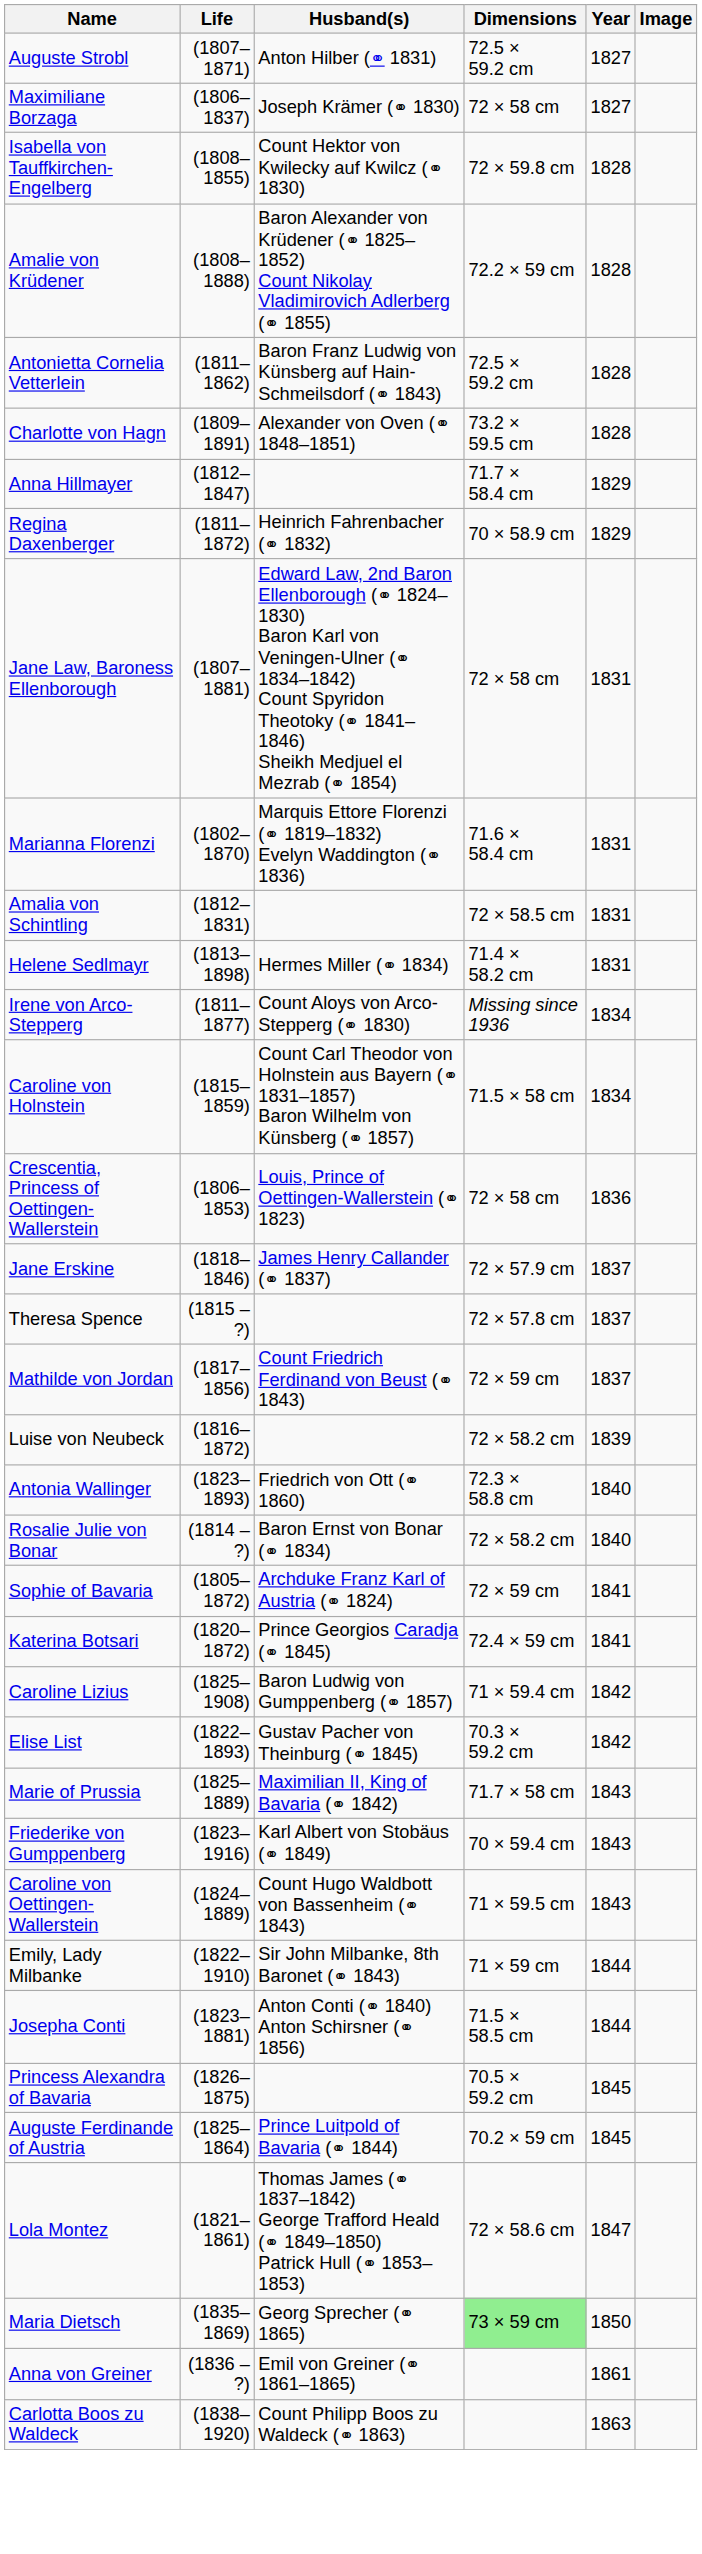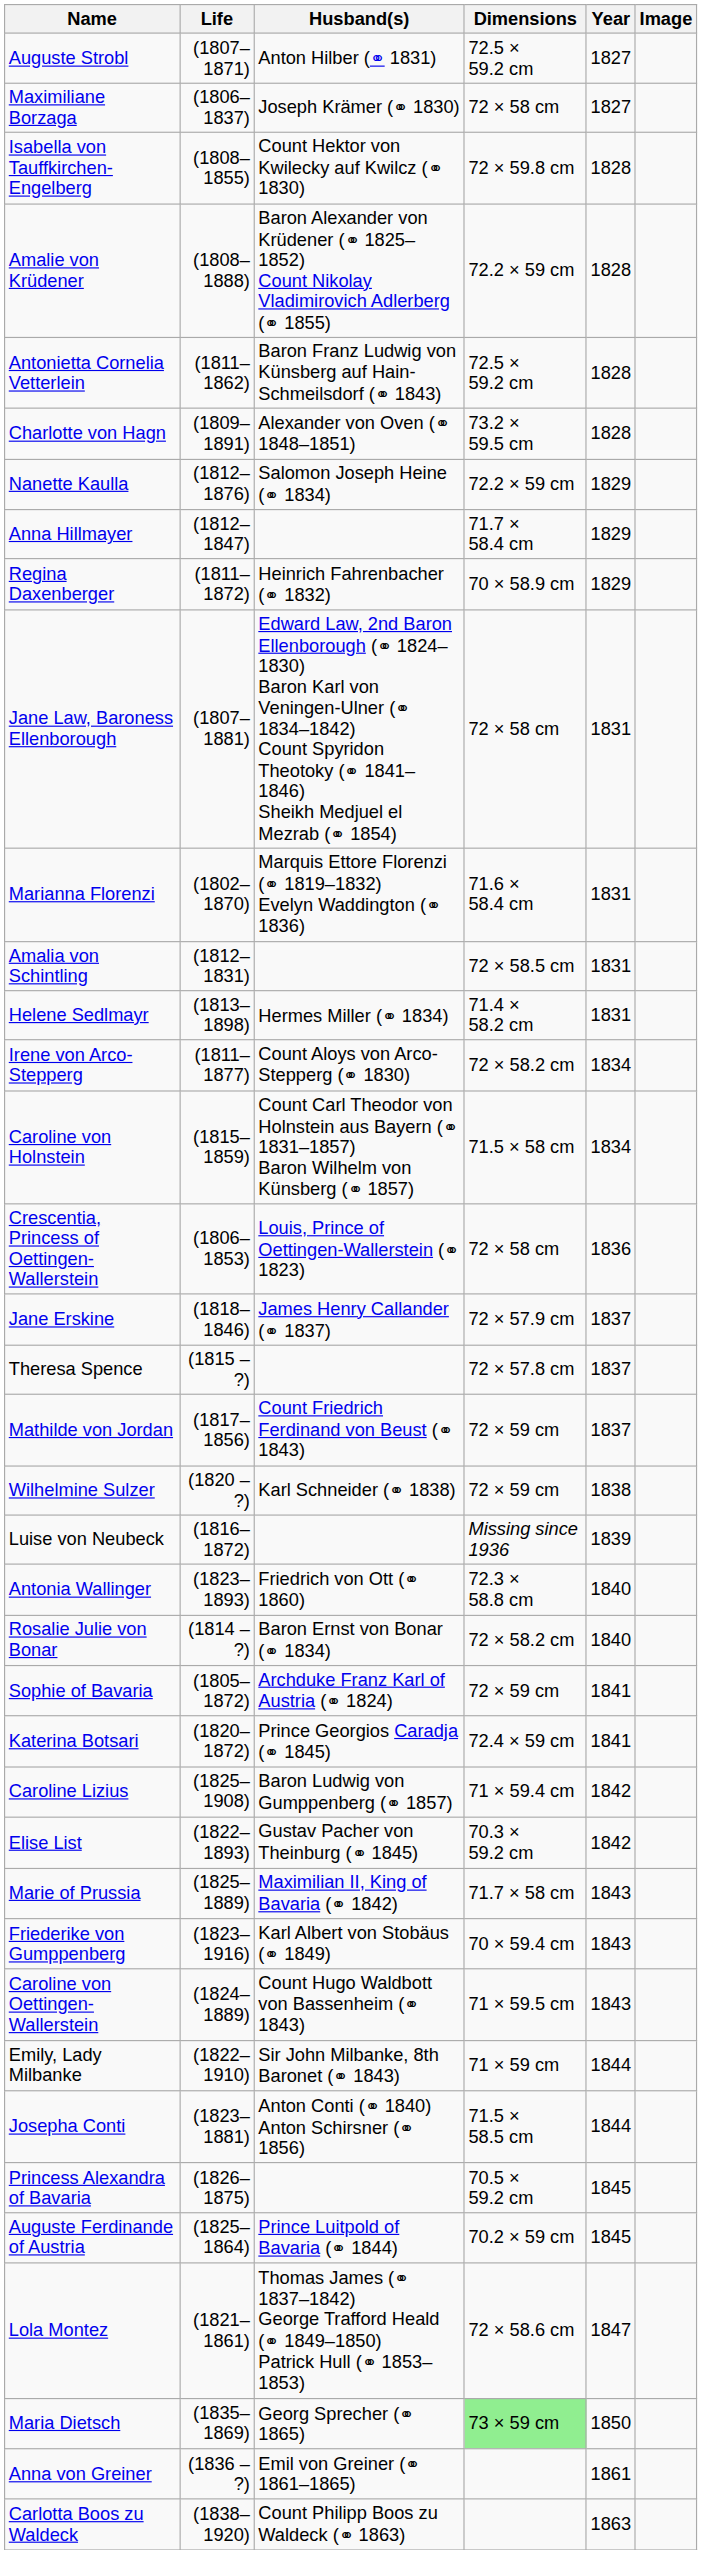+ row: (69, 484)
(523, 1014) Missing since 1936 -> (521, 1065) 72 × 58.2 cm
+ row: (82, 1490)
(521, 1439) 72 × 58.2 cm -> (523, 1539) Missing since 1936
